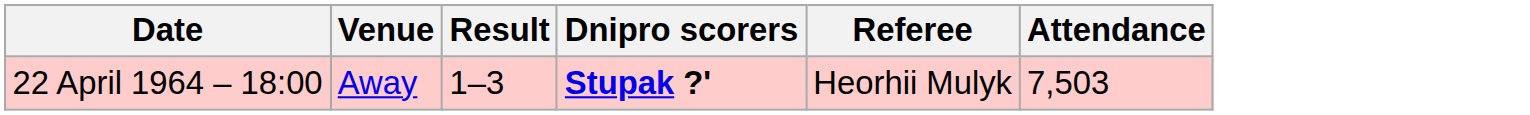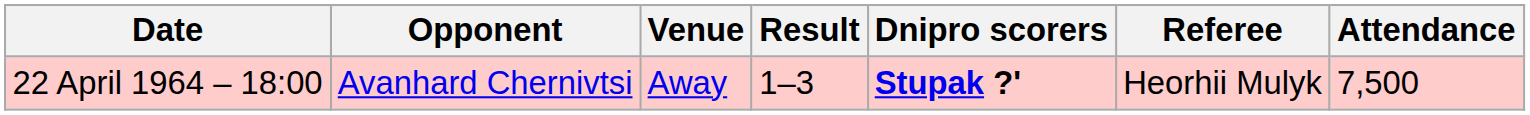+ column: (485, 30)
(1068, 82) 7,503 -> (1378, 82) 7,500
